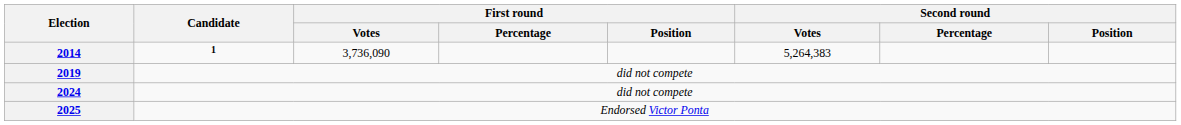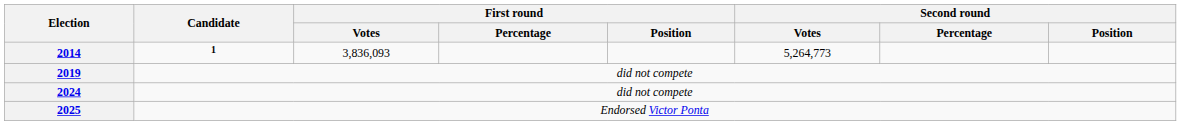(366, 53) 3,736,090 -> (366, 53) 3,836,093
(807, 53) 5,264,383 -> (807, 53) 5,264,773
